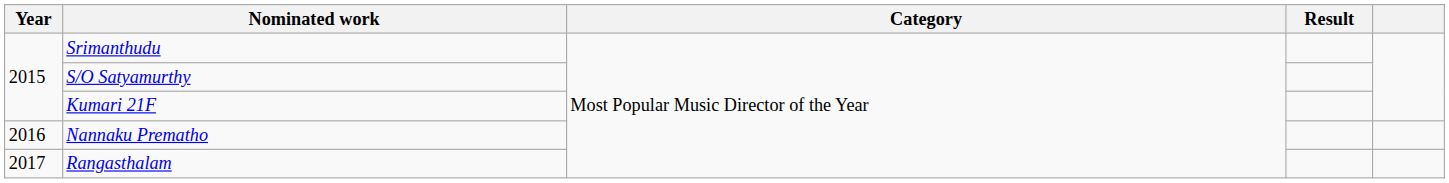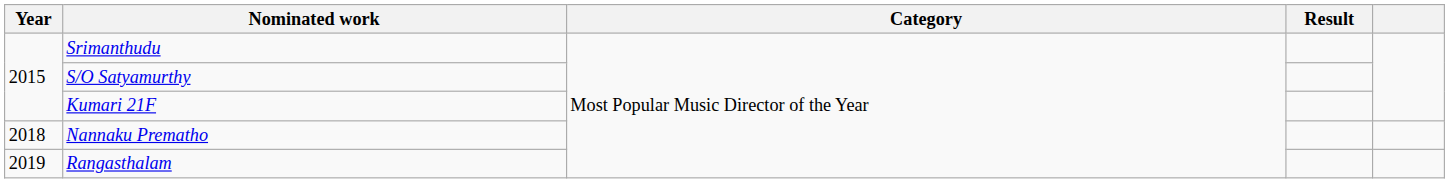(27, 134) 2016 -> (27, 134) 2018
(27, 163) 2017 -> (27, 163) 2019
